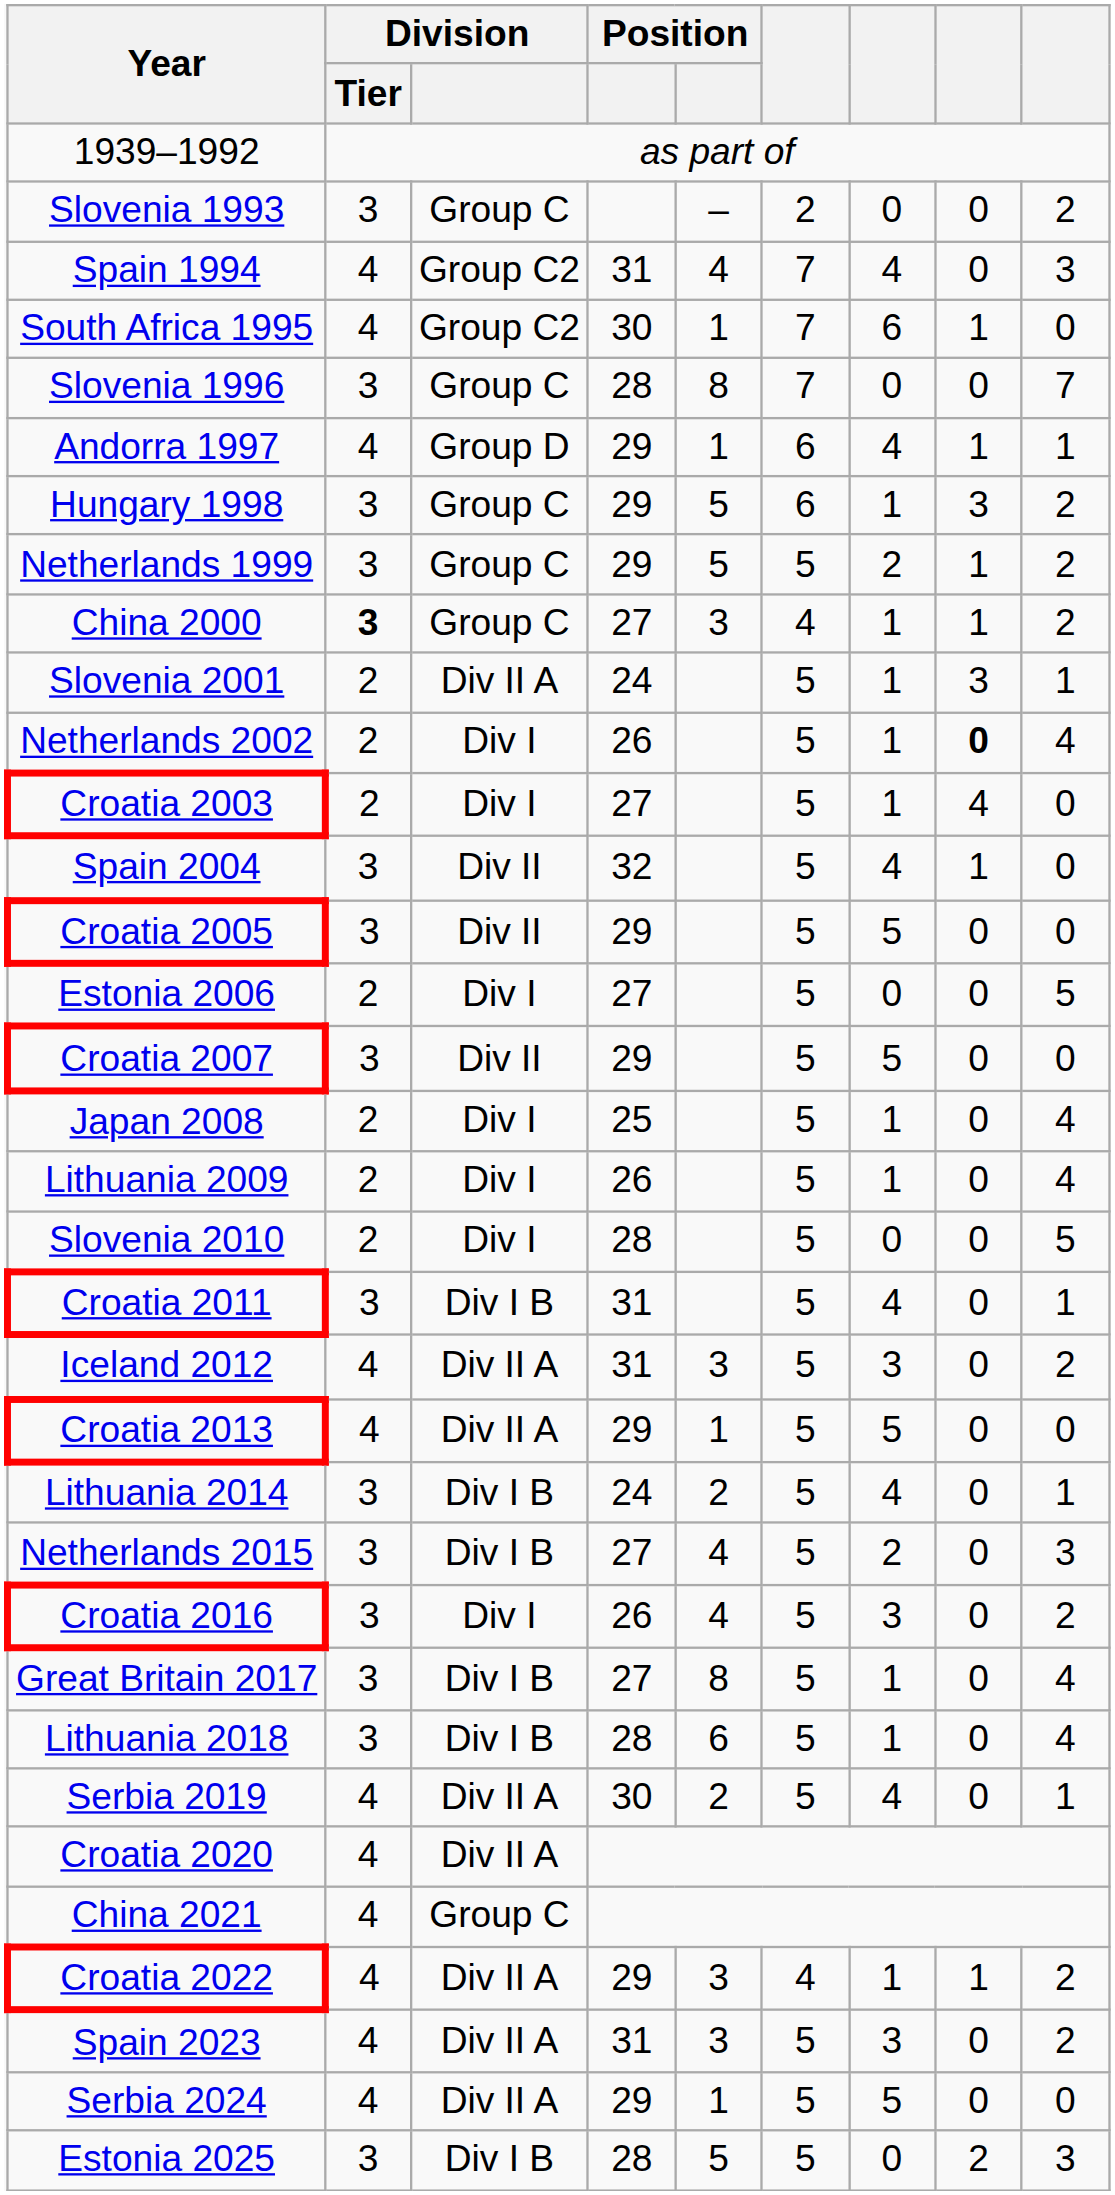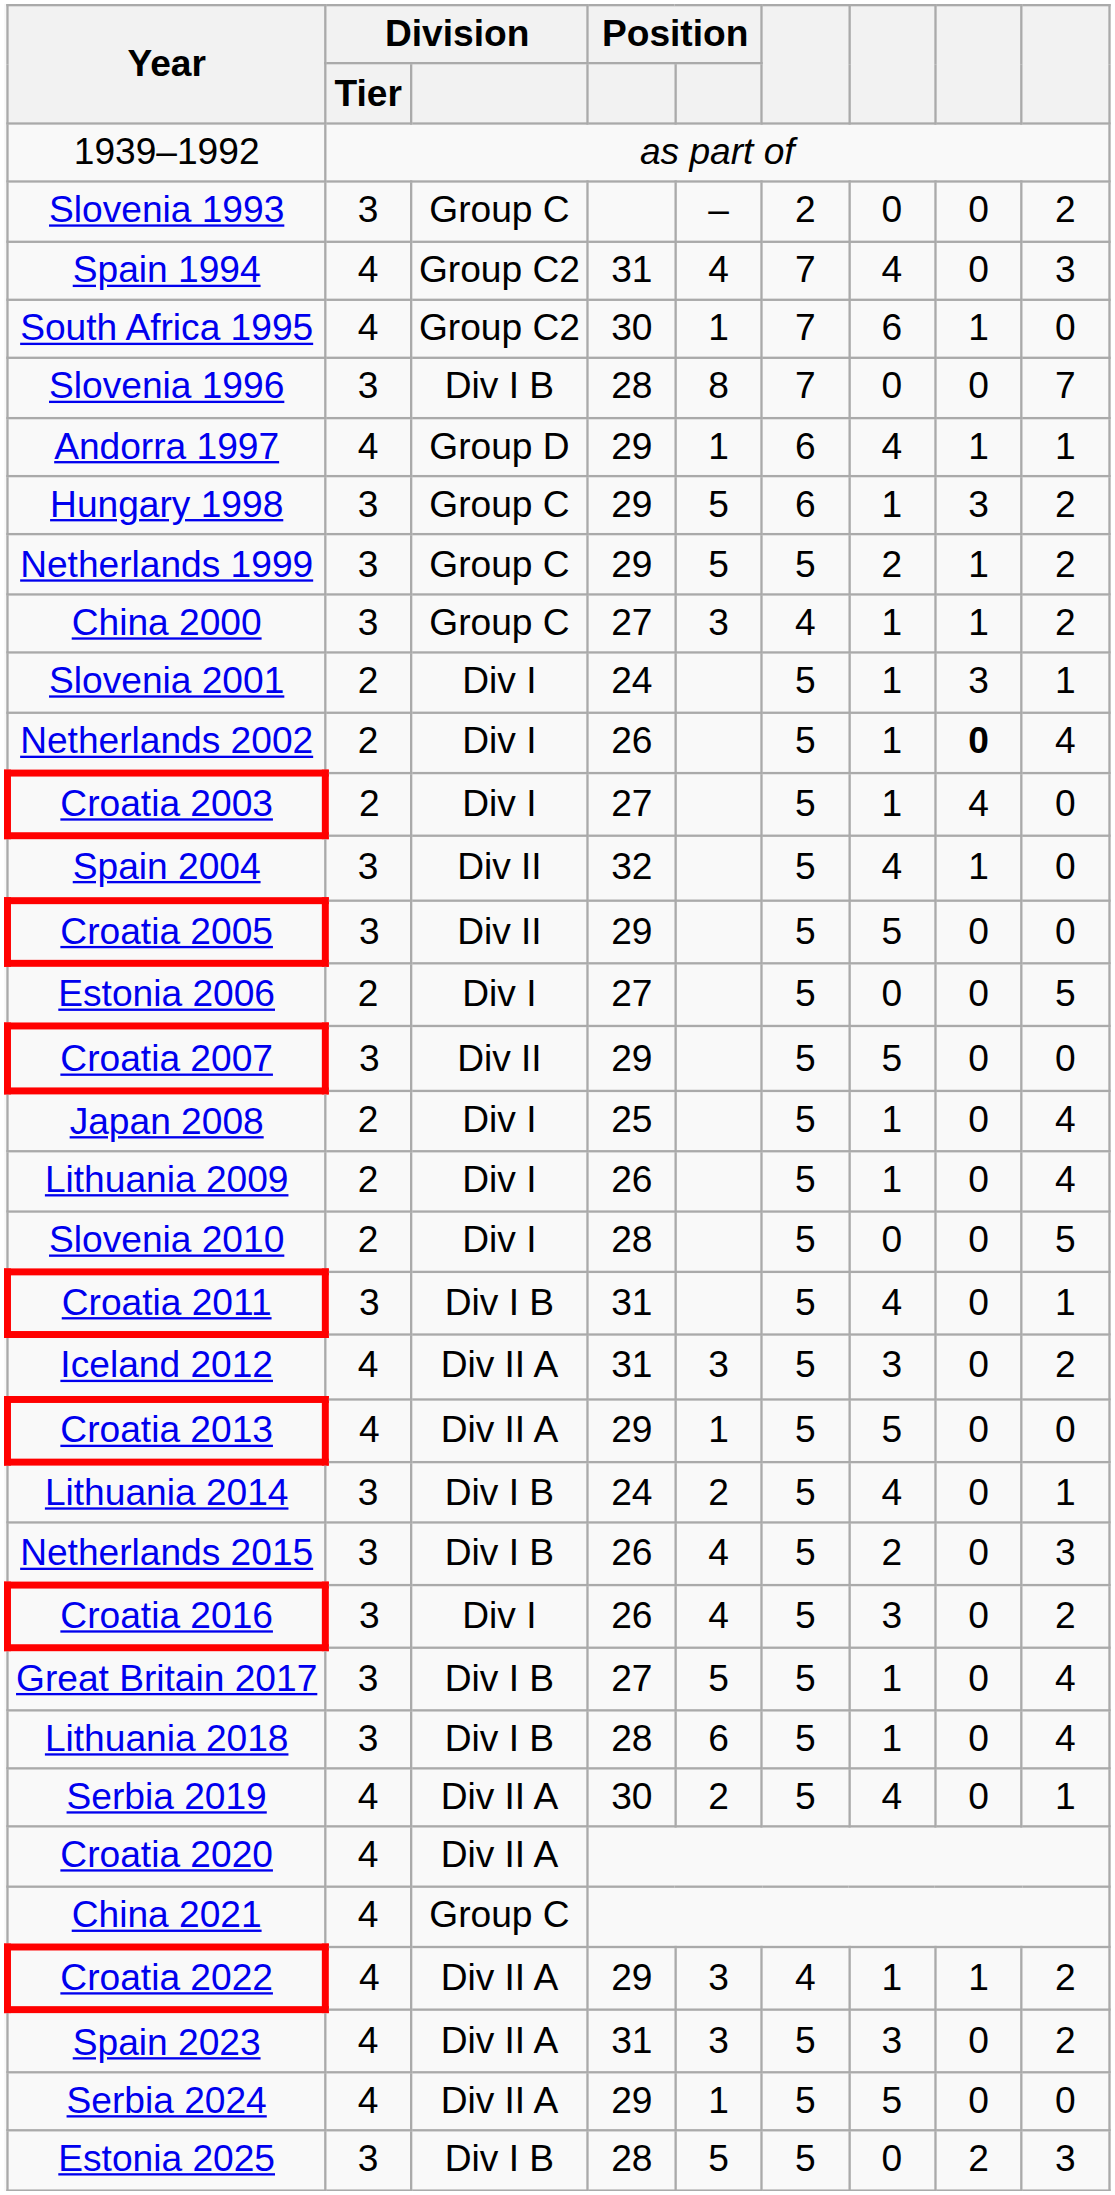(499, 387) Group C -> (499, 387) Div I B
(368, 622) bold -> (368, 622) normal
(499, 681) Div II A -> (499, 681) Div I
(632, 1553) 27 -> (632, 1553) 26
(719, 1677) 8 -> (719, 1677) 5
